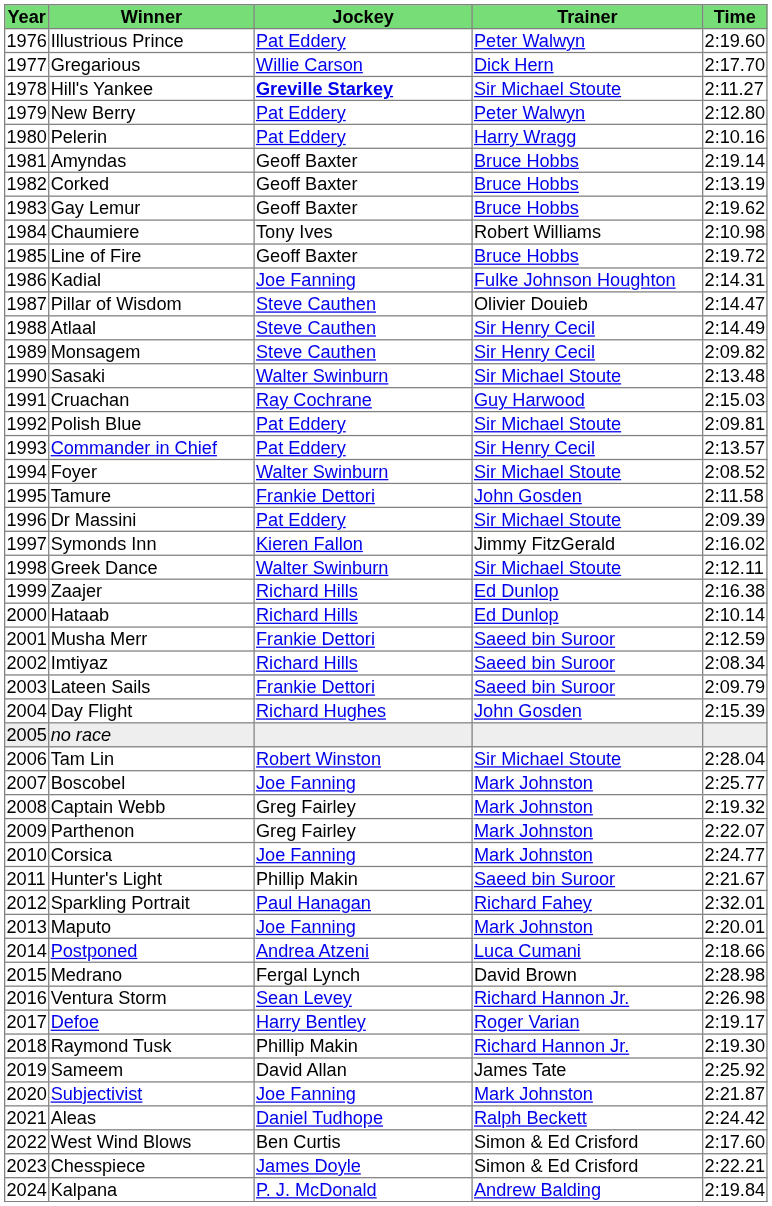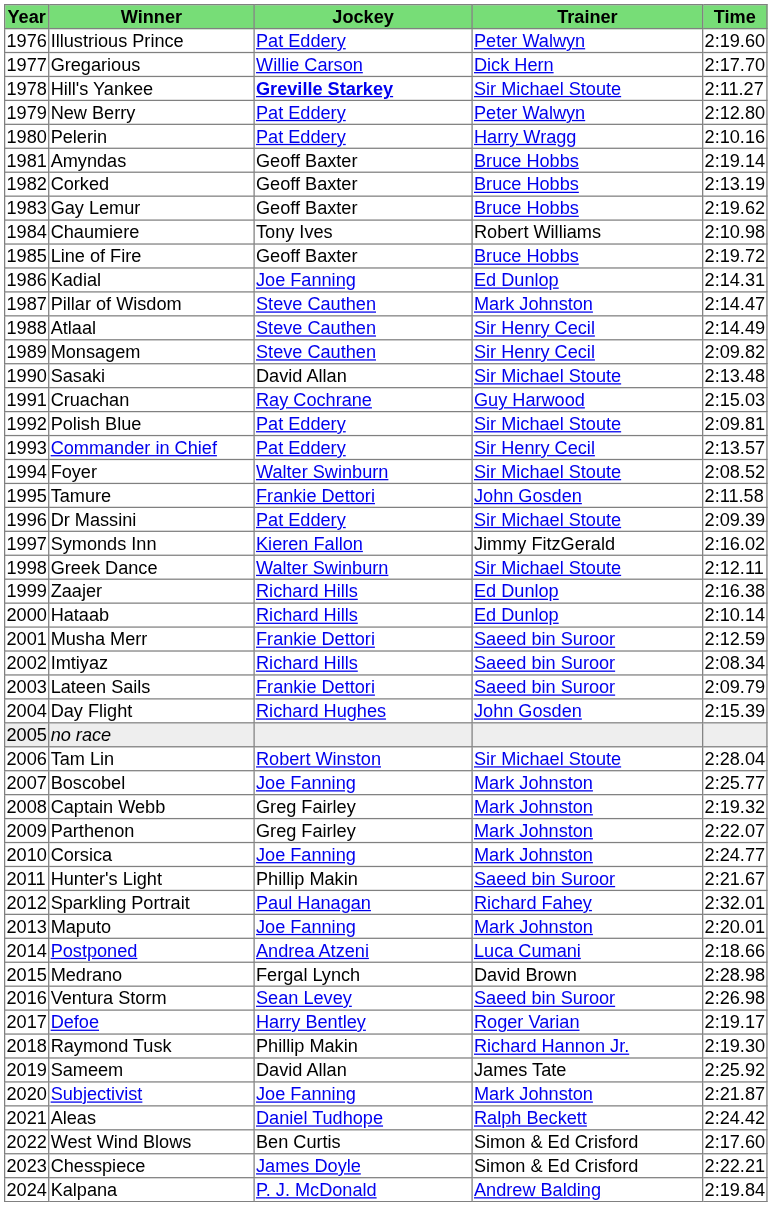(575, 280) Fulke Johnson Houghton -> (516, 280) Ed Dunlop
(531, 304) Olivier Douieb -> (533, 304) Mark Johnston
(322, 376) Walter Swinburn -> (301, 376) David Allan
(552, 998) Richard Hannon Jr. -> (545, 998) Saeed bin Suroor
